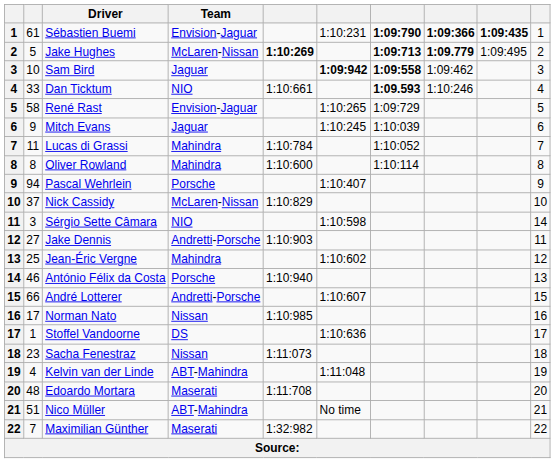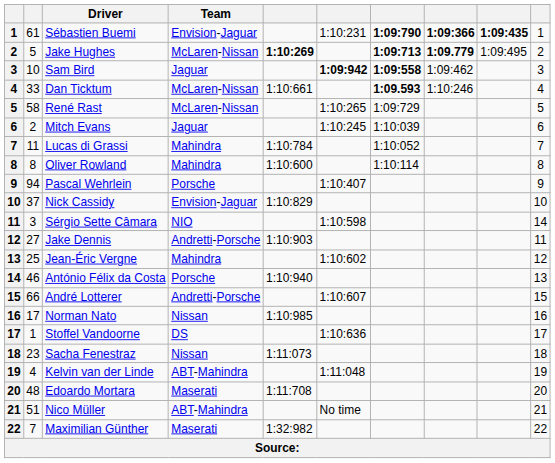(182, 89) NIO -> (215, 89) McLaren-Nissan
(214, 108) Envision-Jaguar -> (215, 108) McLaren-Nissan
(33, 127) 9 -> (33, 127) 2
(215, 202) McLaren-Nissan -> (214, 202) Envision-Jaguar
